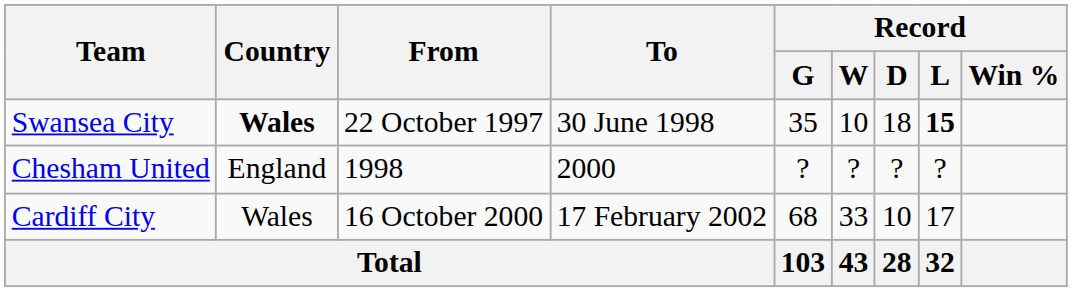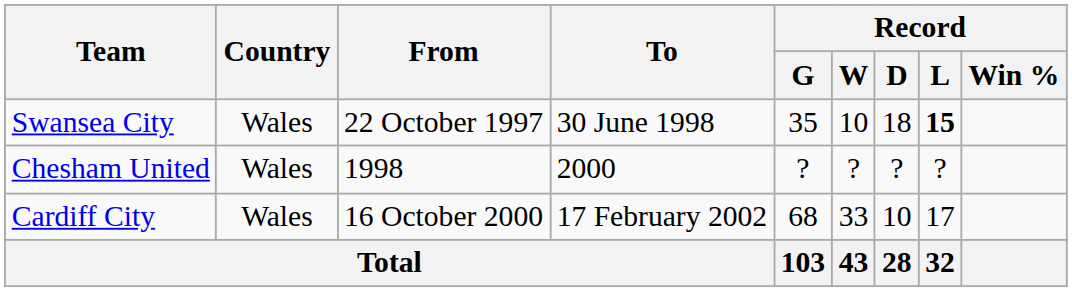(277, 121) bold -> (277, 121) normal
(277, 168) England -> (277, 168) Wales
